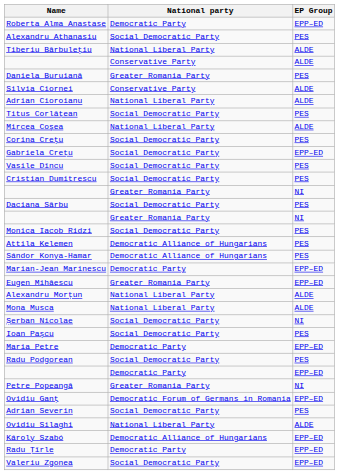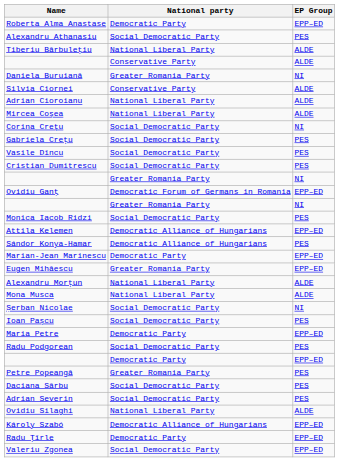(302, 75) PES -> (299, 75) NI
- row: (42, 114)
(302, 140) PES -> (299, 127) NI
(309, 153) EPP–ED -> (302, 140) PES
rows swapped: (32, 398) <-> (37, 205)
(302, 243) PES -> (309, 230) EPP–ED
(299, 386) NI -> (302, 373) PES
